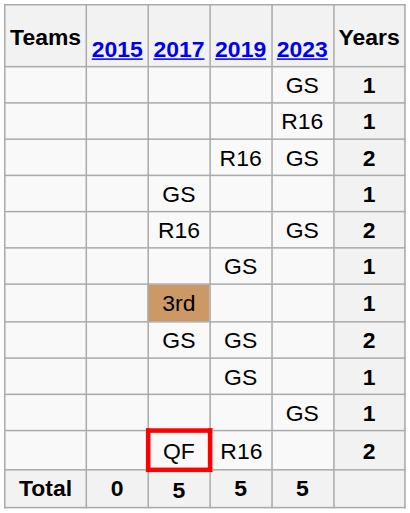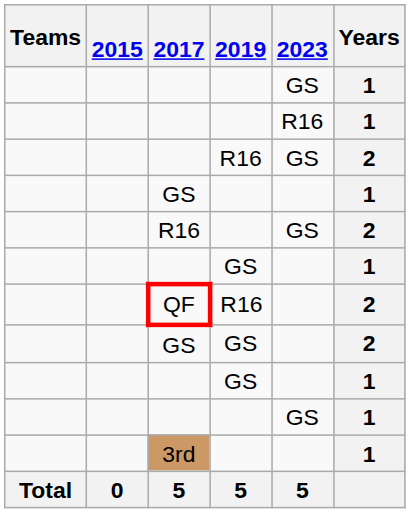rows swapped: (179, 303) <-> (179, 450)
